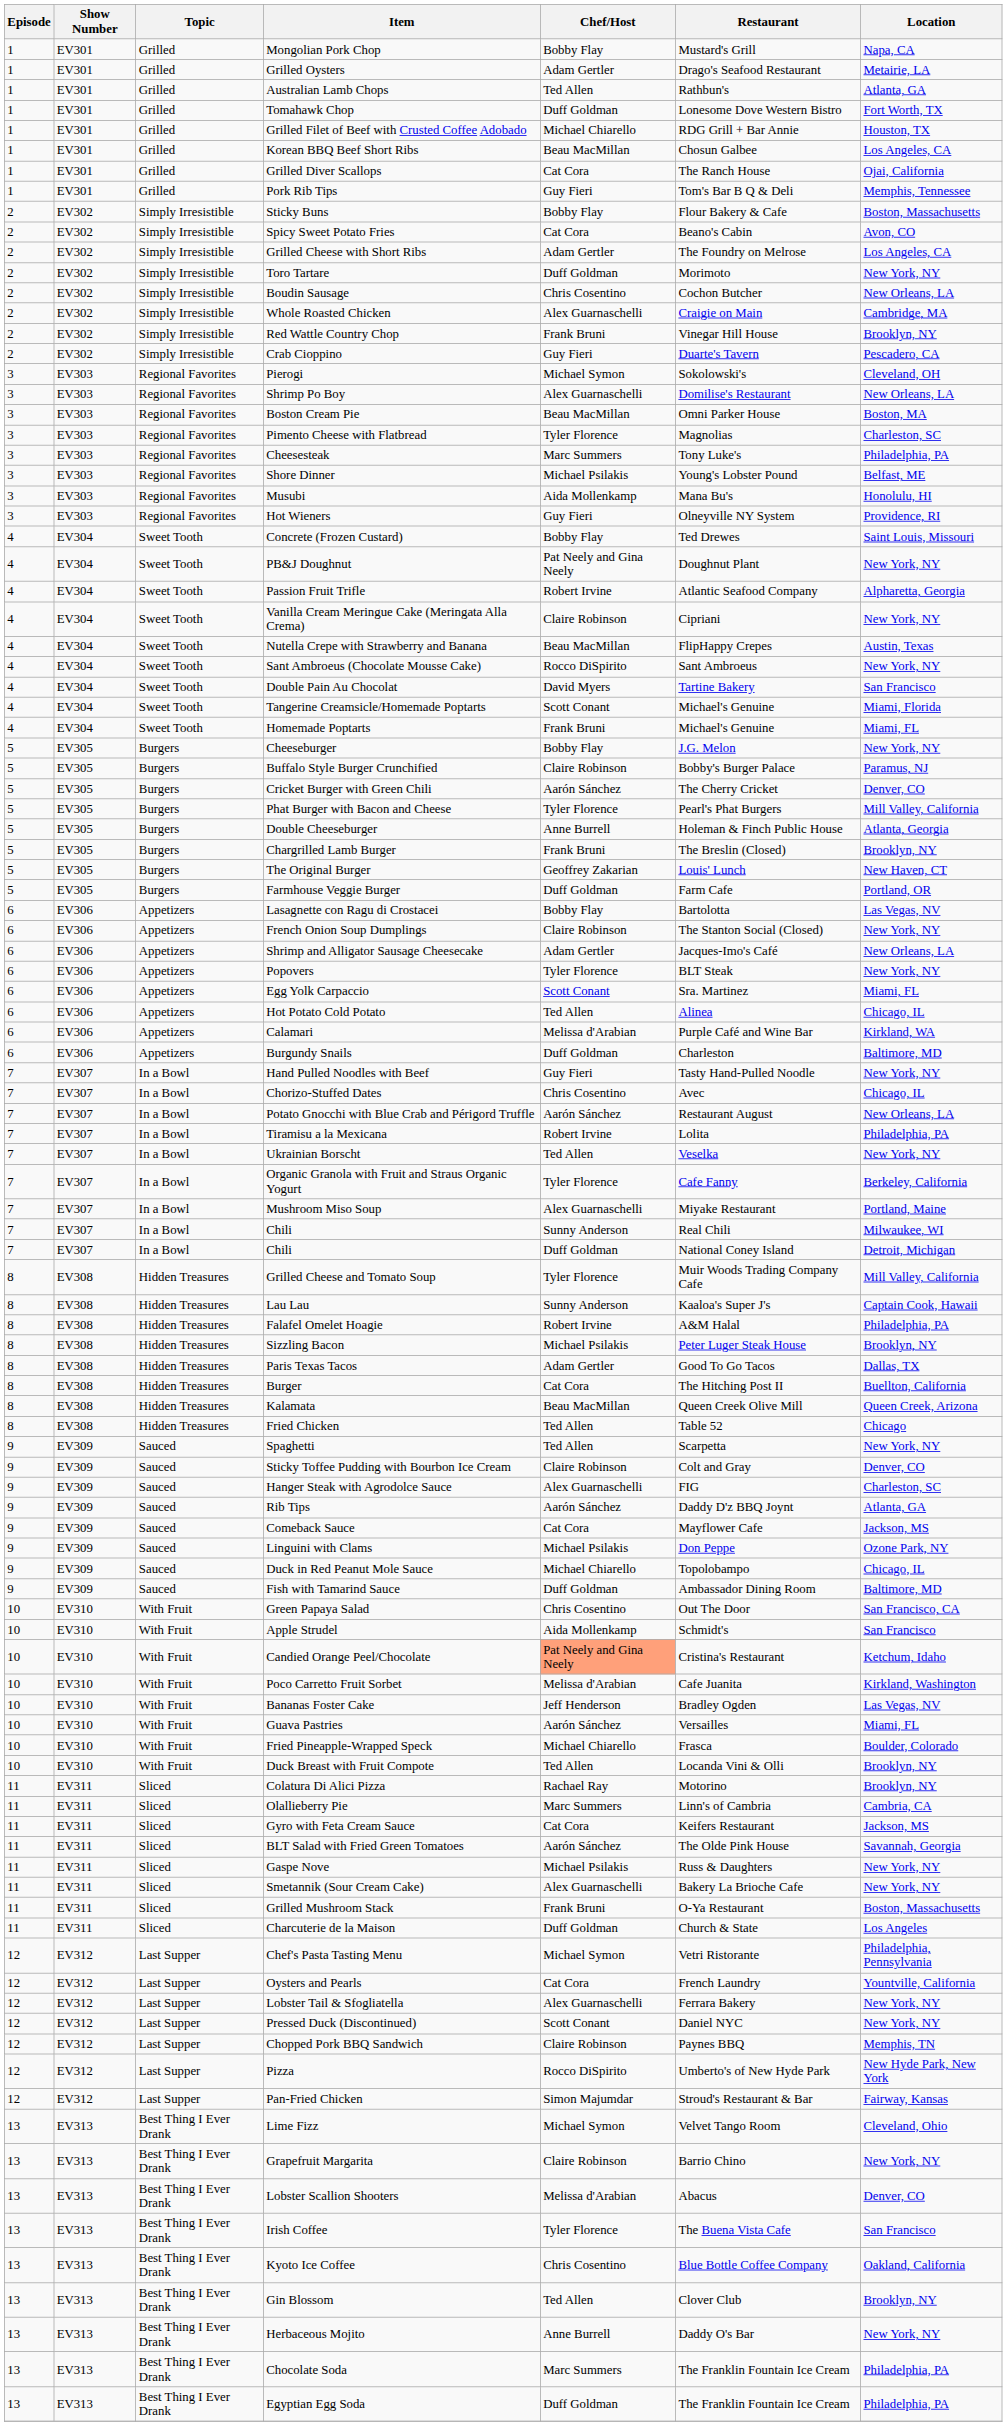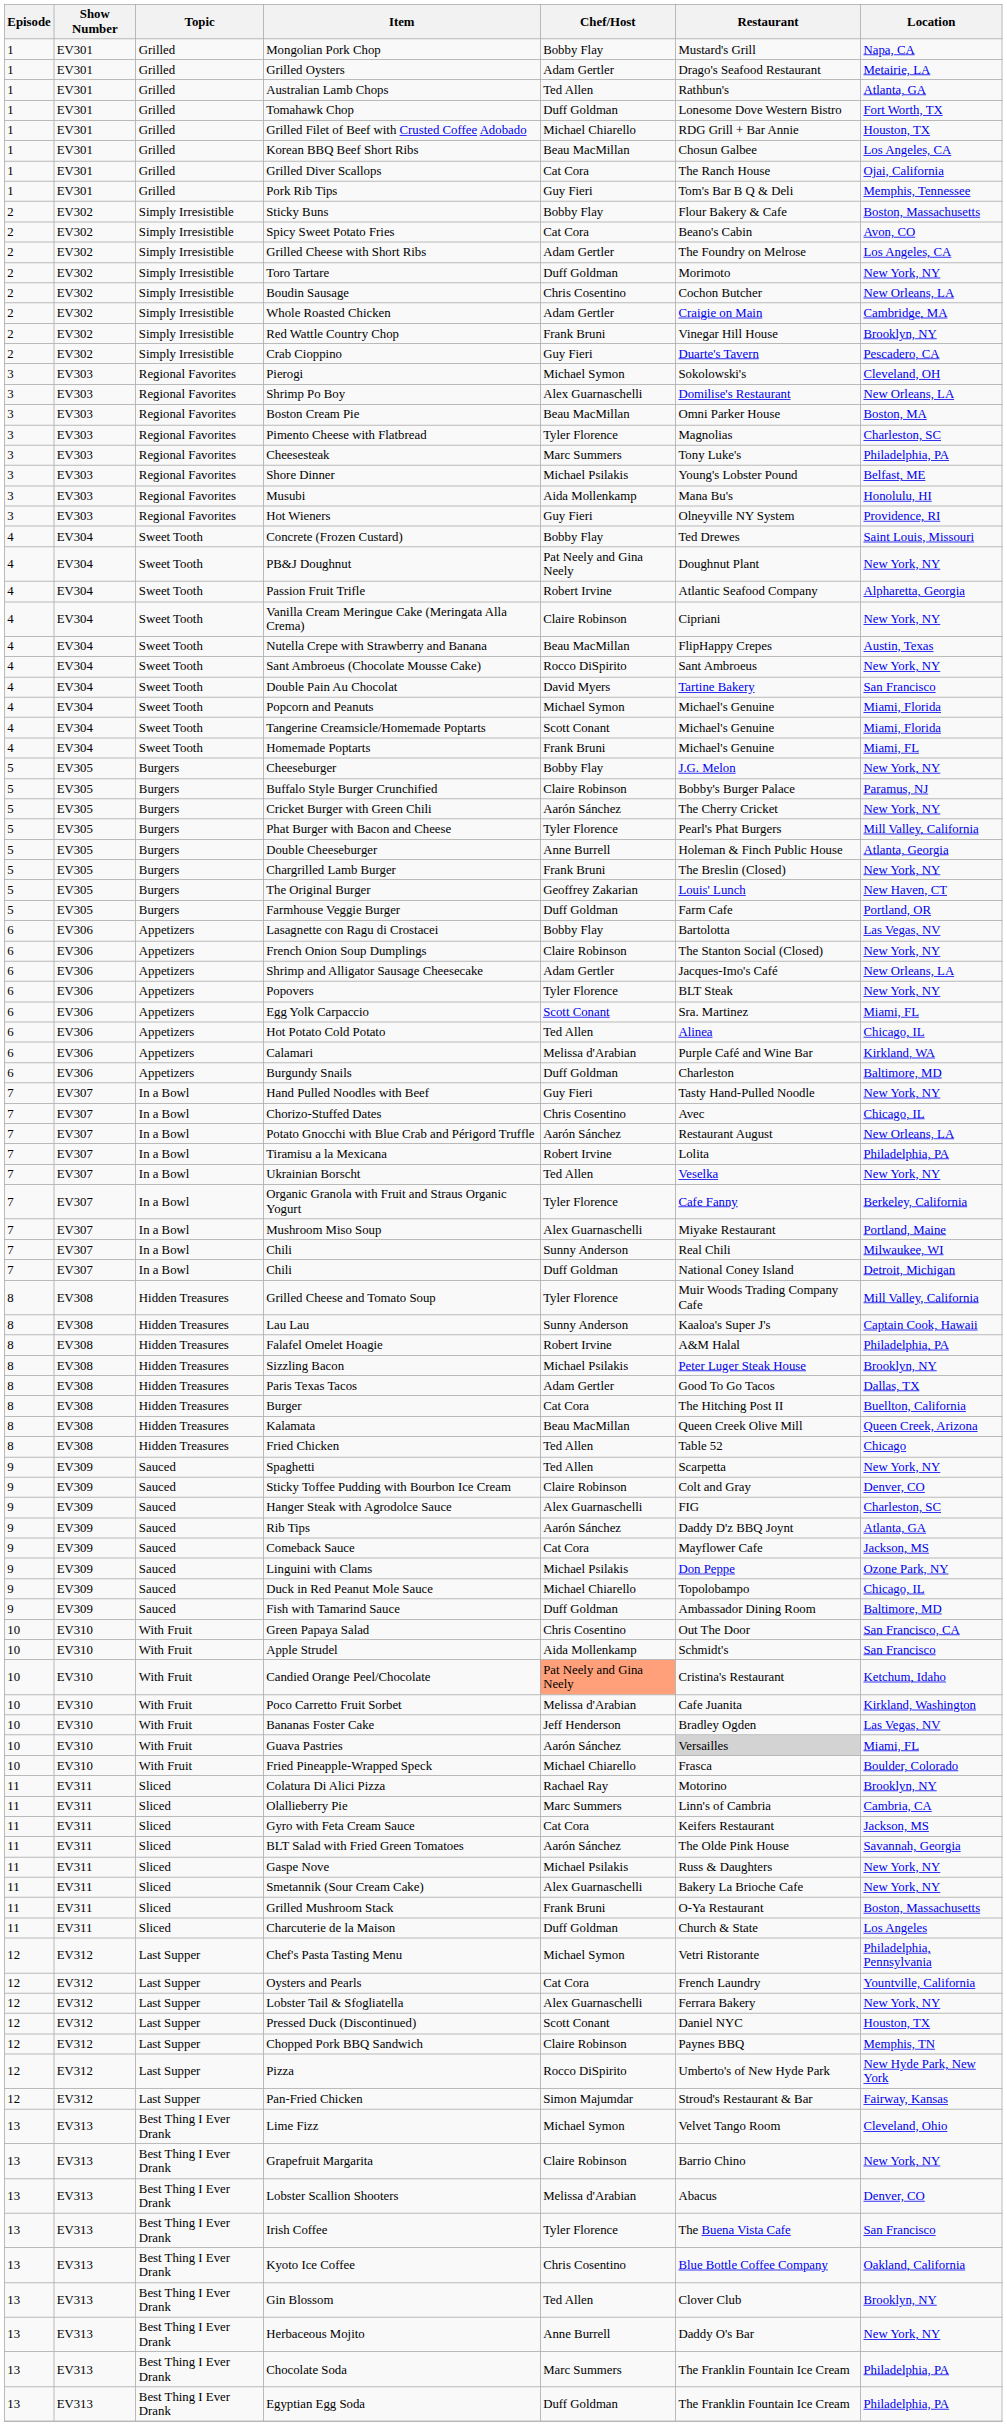(593, 313) Alex Guarnaschelli -> (579, 313) Adam Gertler
+ row: (11, 707)
(894, 788) Denver, CO -> (902, 808) New York, NY
(900, 849) Brooklyn, NY -> (902, 869) New York, NY
(703, 1725) no background -> (703, 1745) lightgrey background
- row: (14, 1765)
(902, 2023) New York, NY -> (897, 2023) Houston, TX
